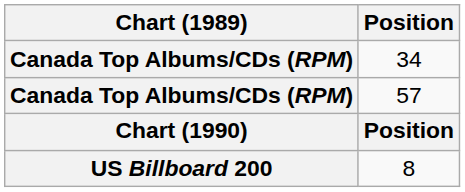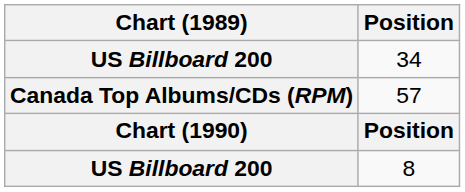(182, 58) Canada Top Albums/CDs (RPM) -> (182, 58) US Billboard 200
